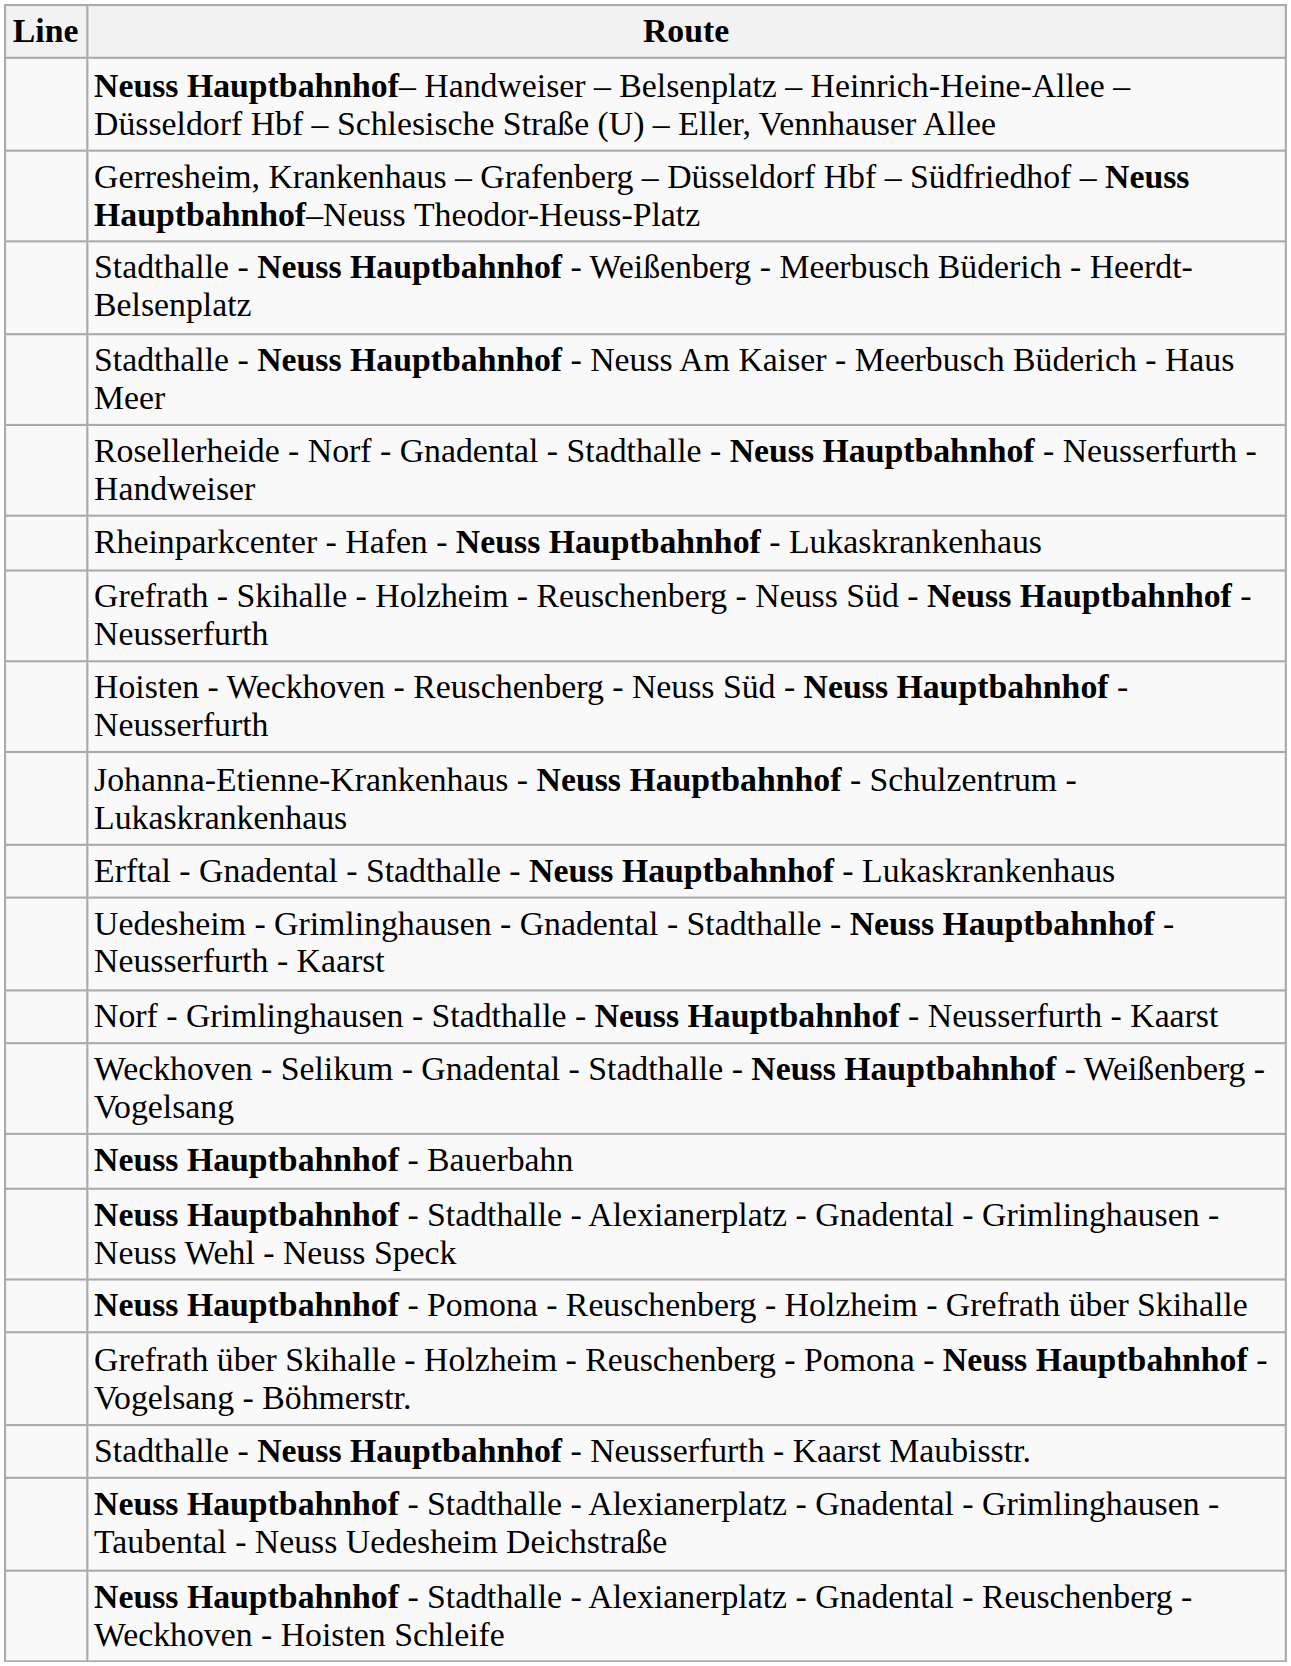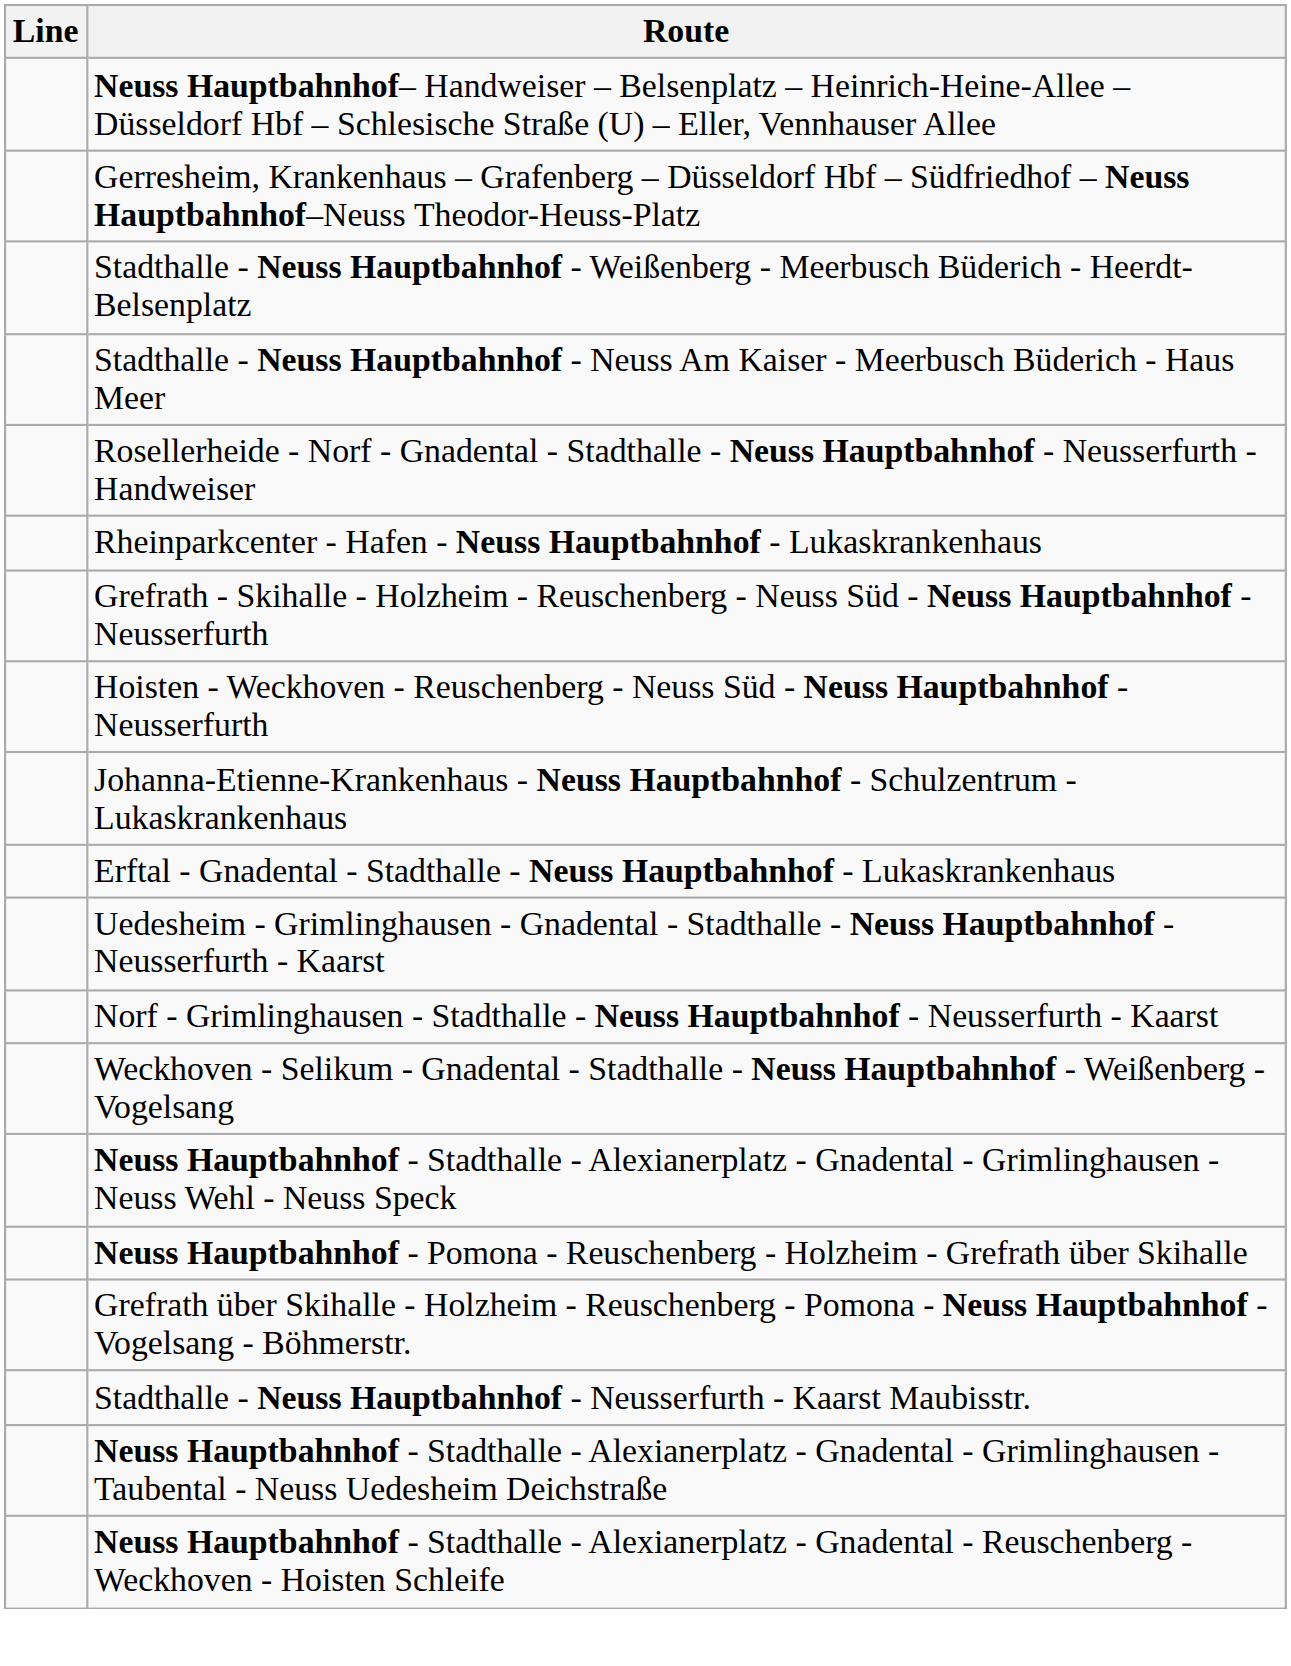- row: (334, 1160)
